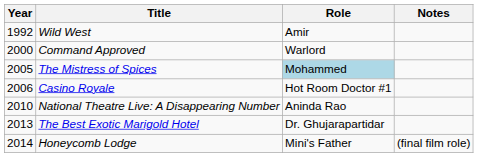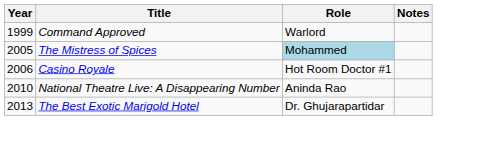- row: (65, 32)
(20, 50) 2000 -> (20, 32) 1999
- row: (87, 143)
